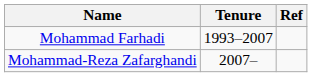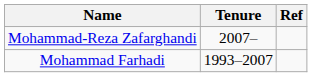rows swapped: (102, 38) <-> (102, 60)
